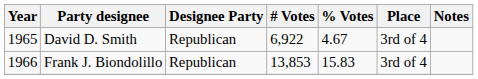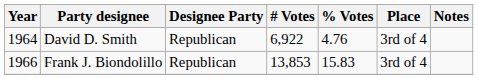(23, 39) 1965 -> (23, 39) 1964
(334, 39) 4.67 -> (334, 39) 4.76
